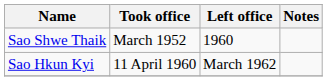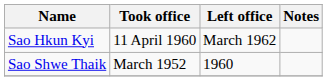rows swapped: (57, 40) <-> (51, 64)
